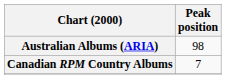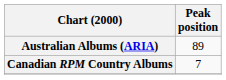(198, 45) 98 -> (198, 45) 89
